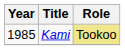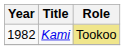(21, 34) 1985 -> (21, 34) 1982
